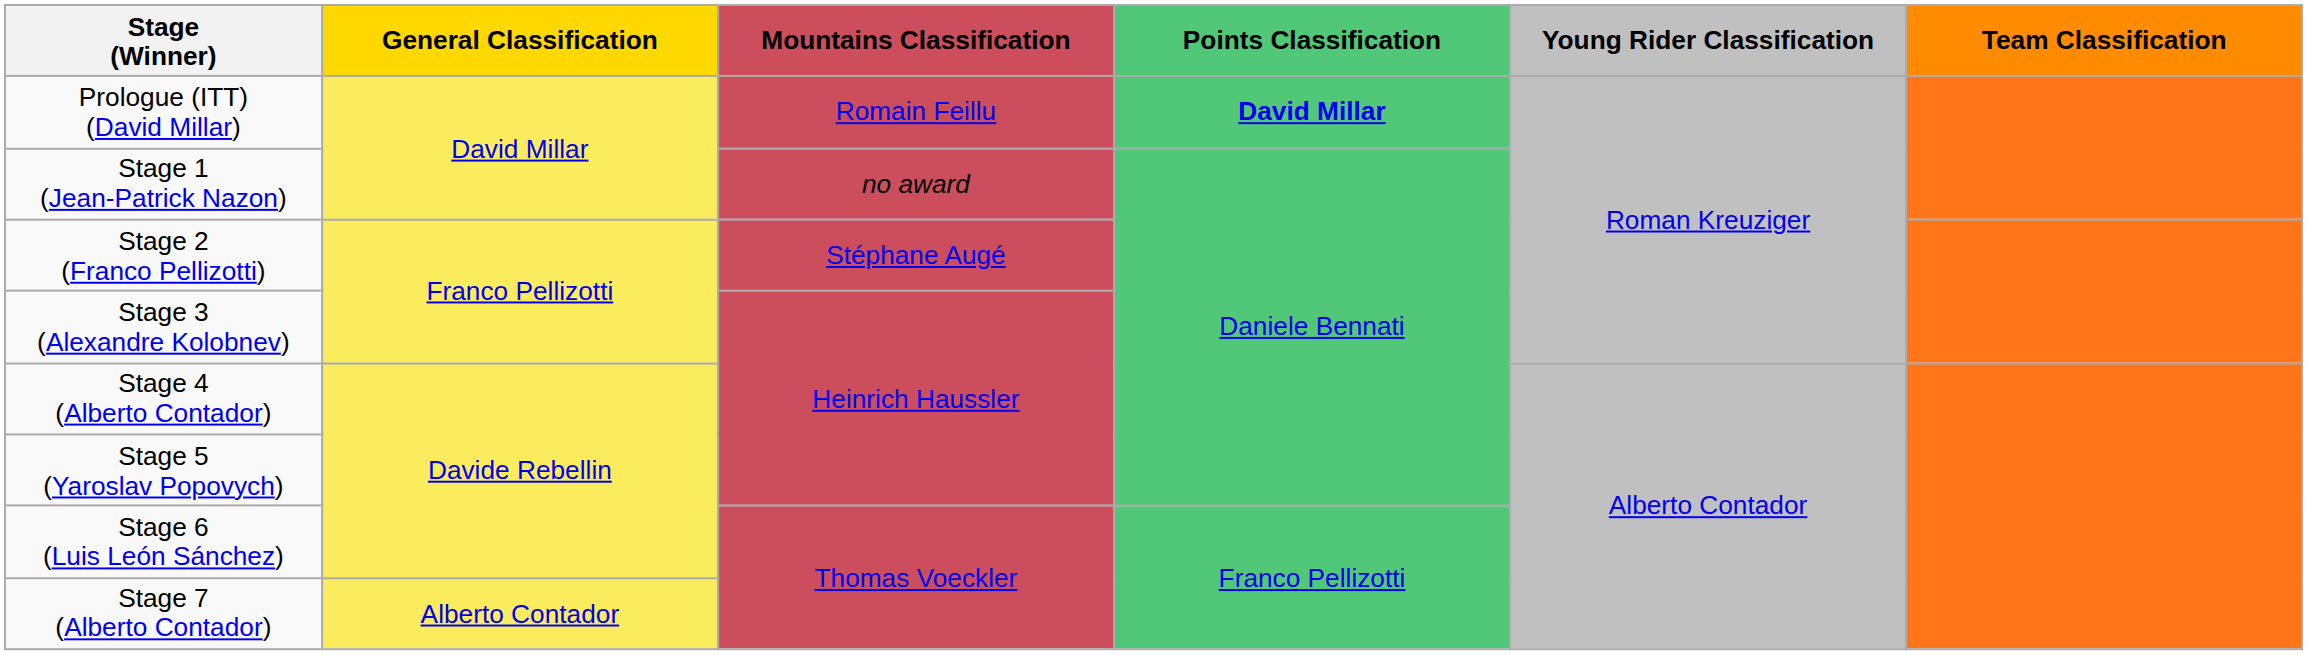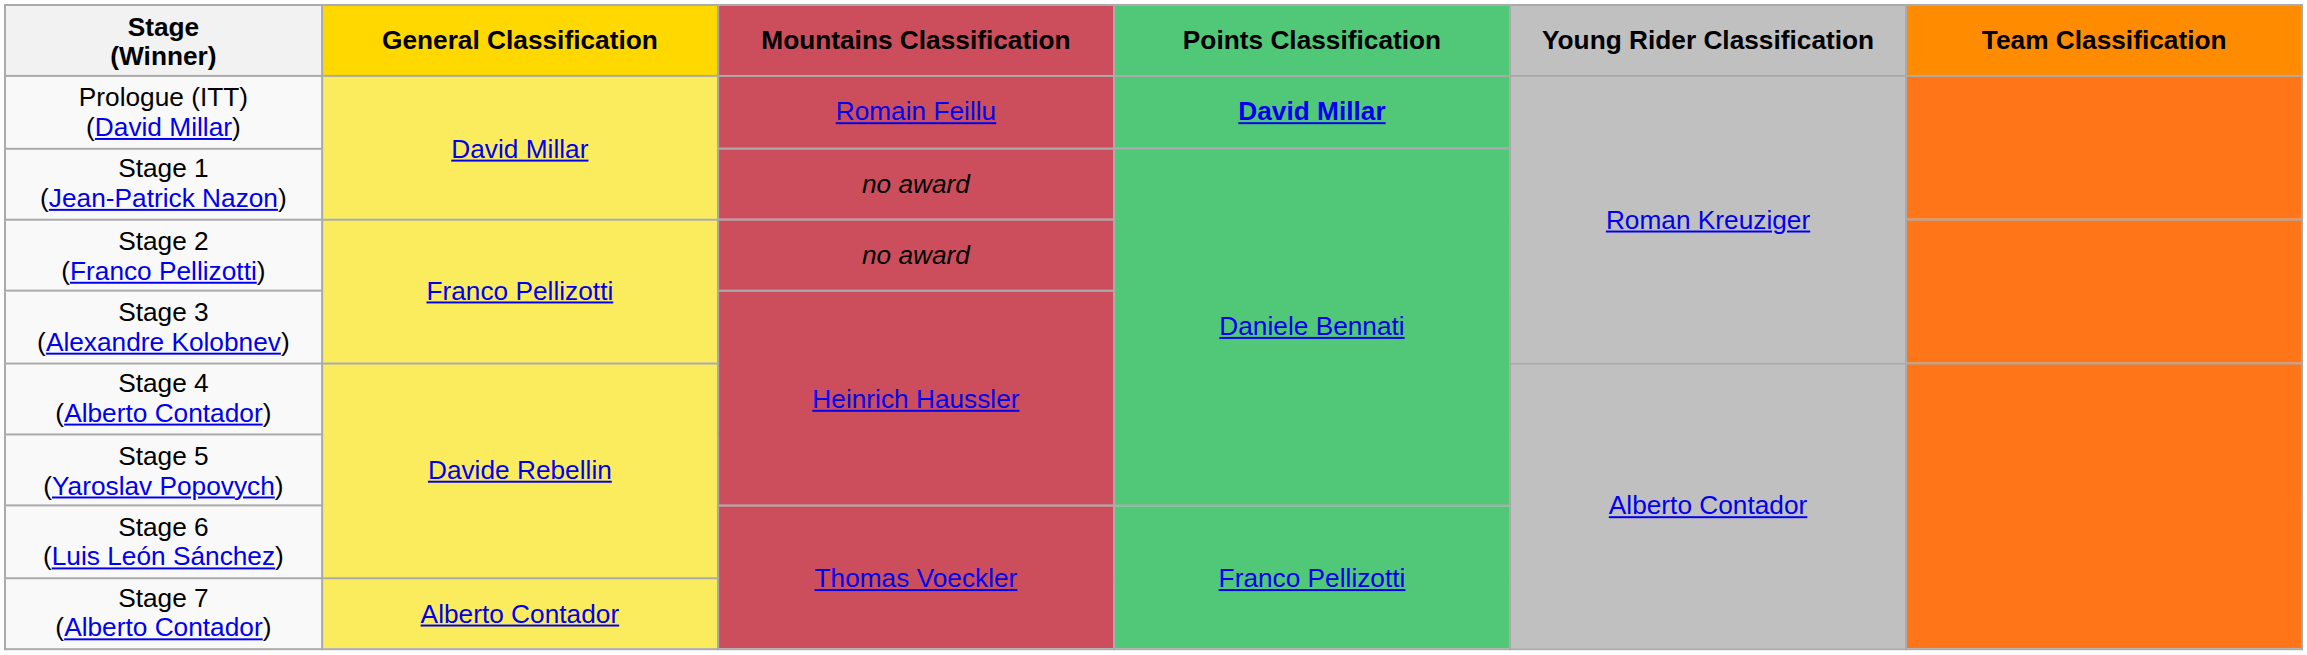(916, 256) Stéphane Augé -> (916, 256) no award
